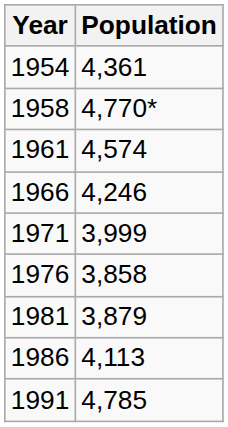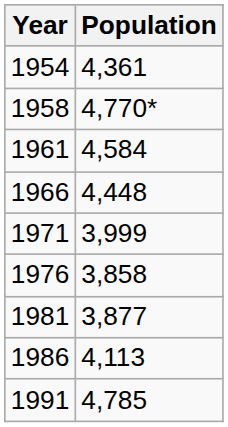(114, 150) 4,574 -> (114, 150) 4,584
(114, 191) 4,246 -> (114, 191) 4,448
(114, 316) 3,879 -> (114, 316) 3,877
